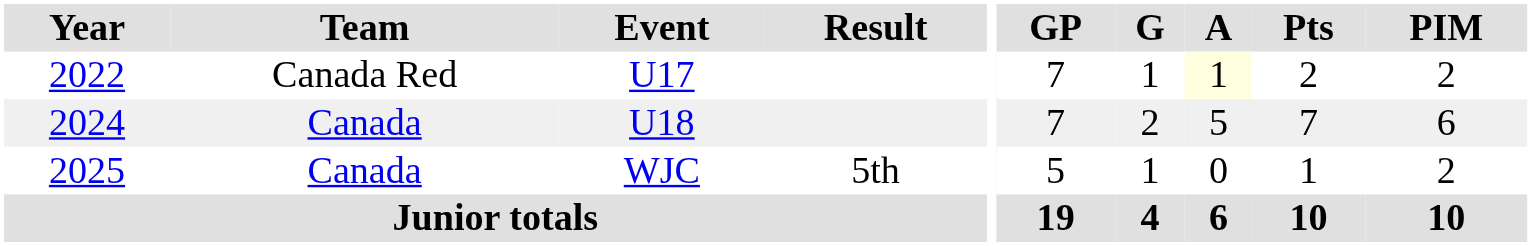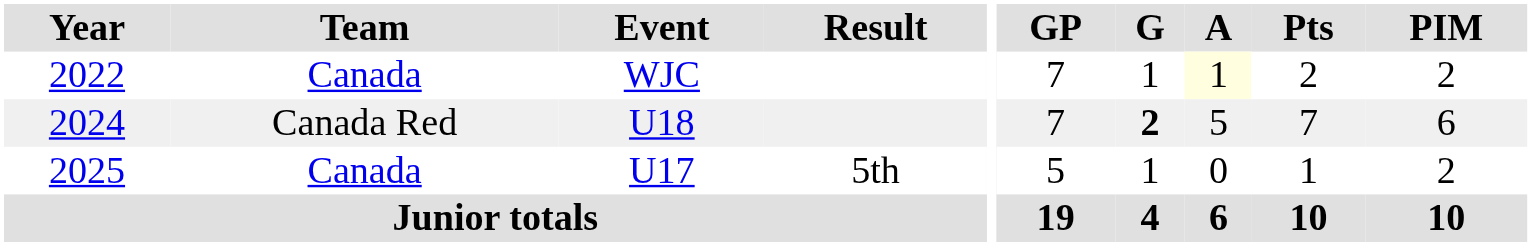(365, 74) Canada Red -> (365, 74) Canada
(662, 74) U17 -> (662, 74) WJC
(365, 122) Canada -> (365, 122) Canada Red
(1150, 122) normal -> (1150, 122) bold
(662, 169) WJC -> (662, 169) U17
